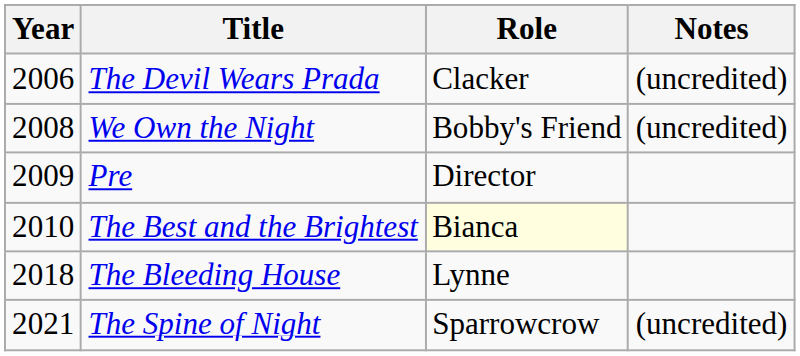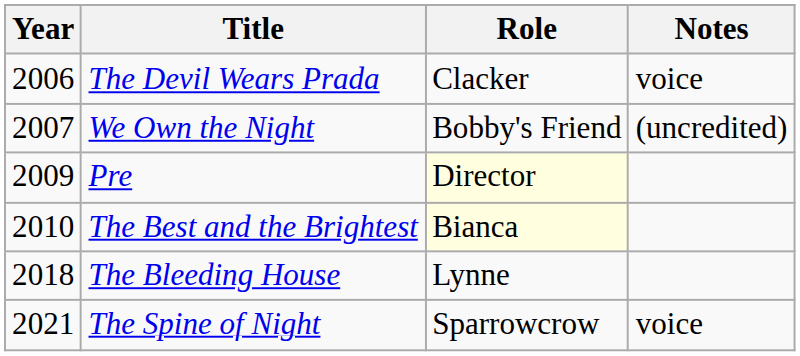(712, 78) (uncredited) -> (669, 78) voice
(43, 127) 2008 -> (43, 127) 2007
(484, 176) no background -> (484, 176) lightyellow background
(712, 324) (uncredited) -> (669, 324) voice
